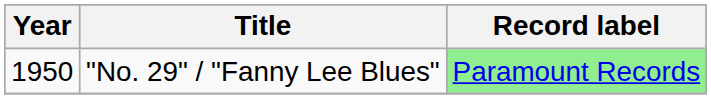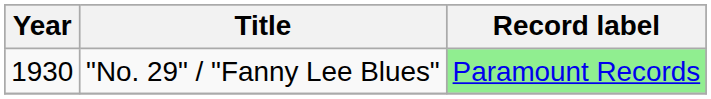(42, 70) 1950 -> (42, 70) 1930
